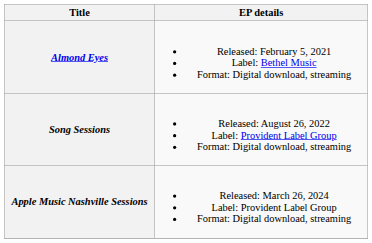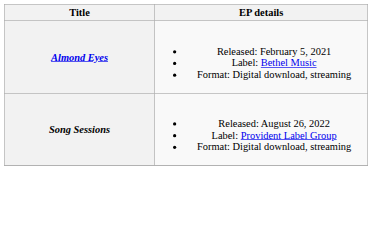- row: (80, 201)
